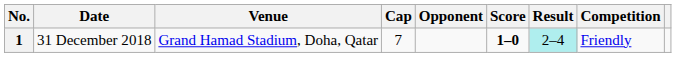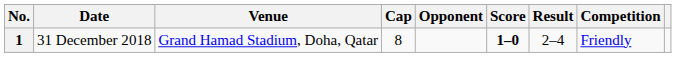(398, 40) 7 -> (398, 40) 8
(553, 40) paleturquoise background -> (553, 40) no background
